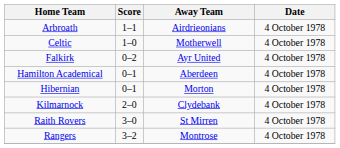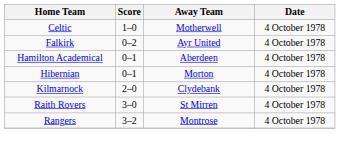- row: (60, 27)
